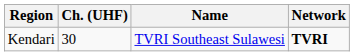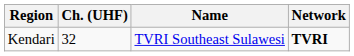(69, 39) 30 -> (69, 39) 32
